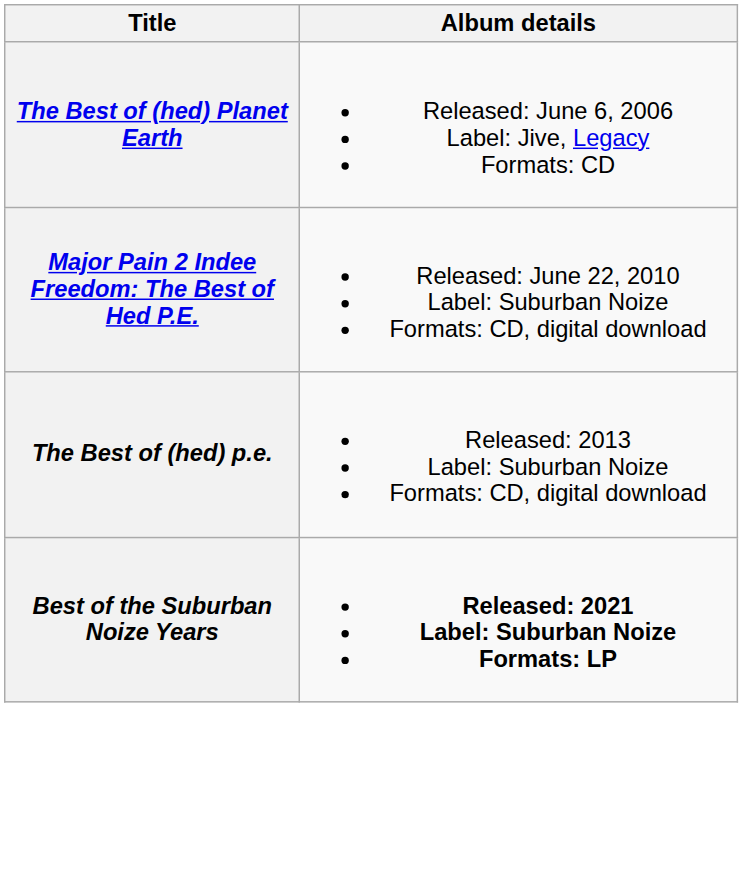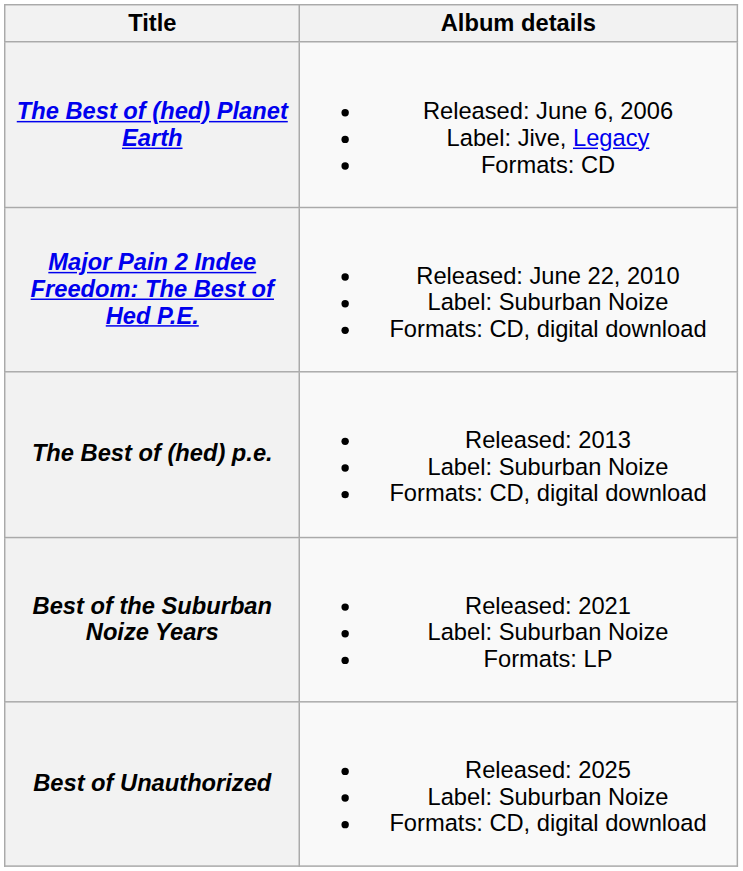(518, 633) bold -> (518, 633) normal
+ row: (152, 783)
